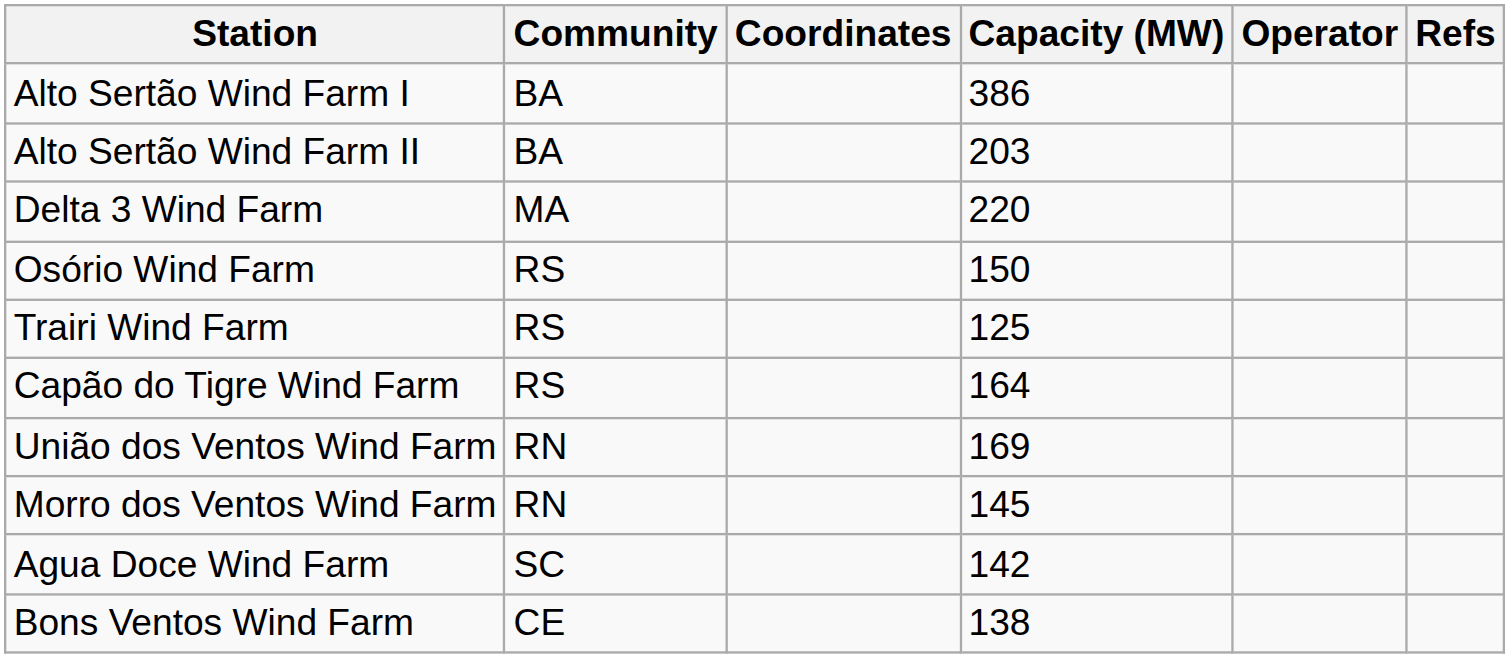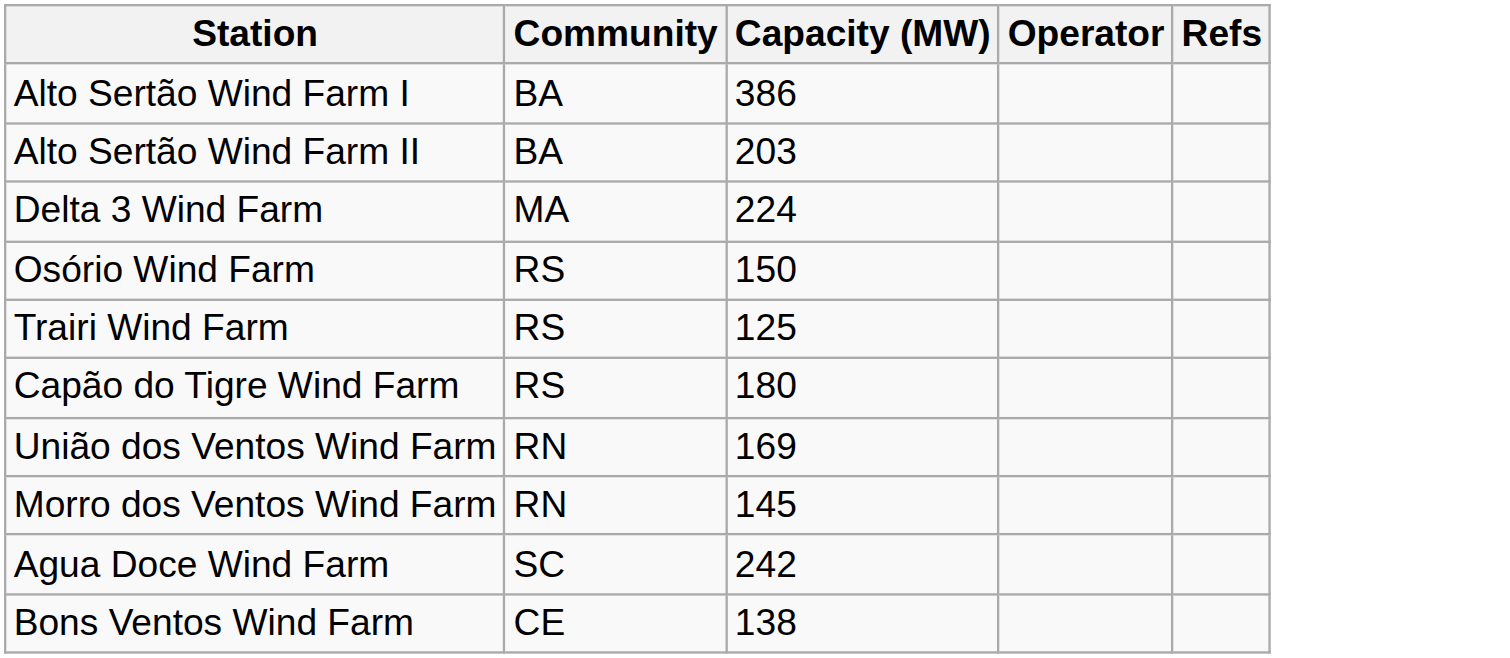- column: (843, 33)
(1000, 210) 220 -> (766, 210) 224
(1000, 387) 164 -> (766, 387) 180
(1000, 563) 142 -> (766, 563) 242
